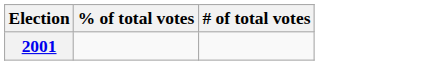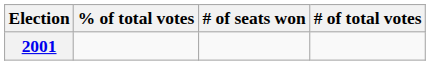+ column: (254, 18)
